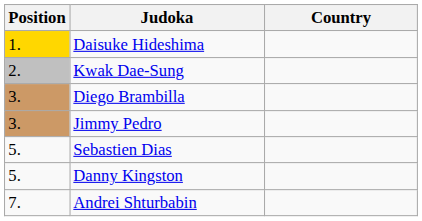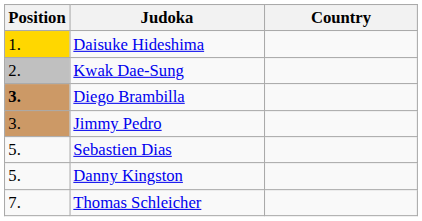(15, 96) normal -> (15, 96) bold
- row: (135, 202)
+ row: (137, 202)
